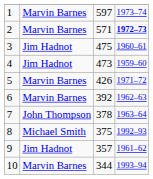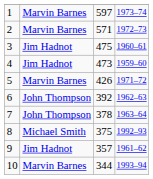(132, 30) bold -> (132, 30) normal
(54, 98) Marvin Barnes -> (57, 98) John Thompson
